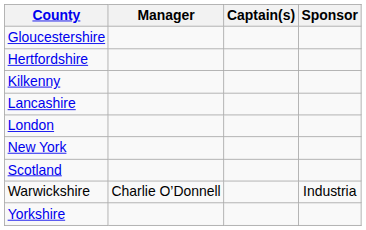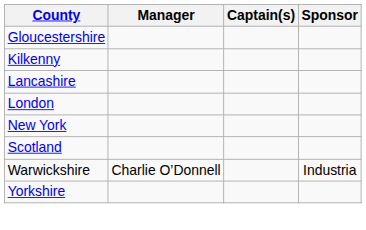- row: (48, 59)
